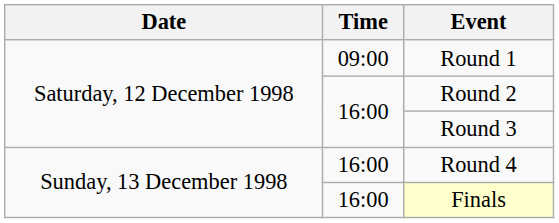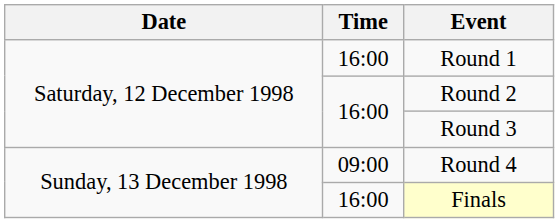(363, 57) 09:00 -> (363, 57) 16:00
(363, 164) 16:00 -> (363, 164) 09:00
